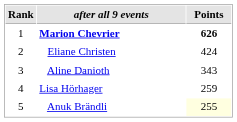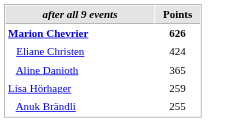- column: (21, 14)
(209, 70) 343 -> (178, 70) 365
(209, 107) lightyellow background -> (178, 107) no background
